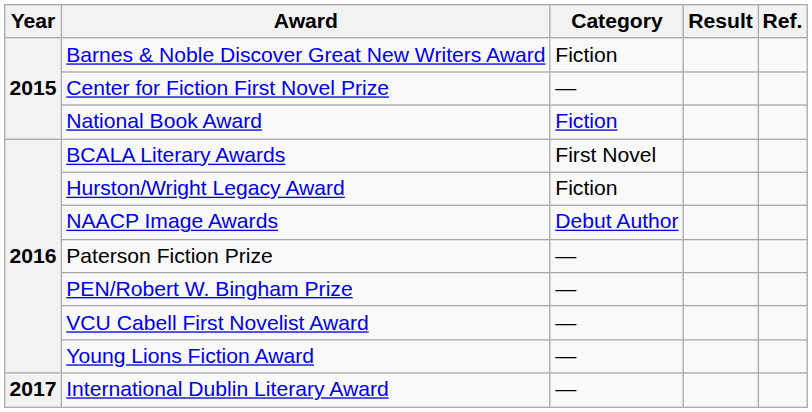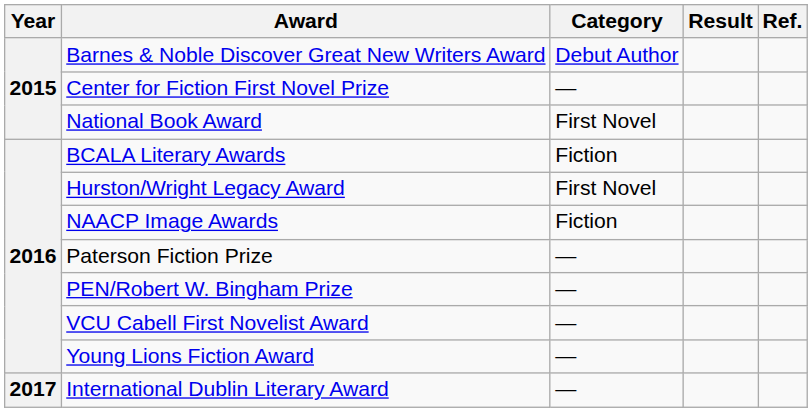(586, 54) Fiction -> (617, 54) Debut Author
(586, 121) Fiction -> (606, 121) First Novel
(606, 155) First Novel -> (586, 155) Fiction
(586, 188) Fiction -> (606, 188) First Novel
(617, 222) Debut Author -> (586, 222) Fiction
